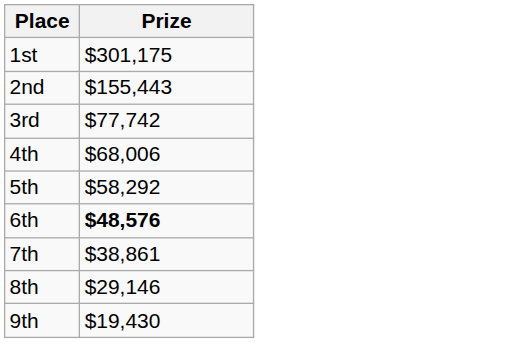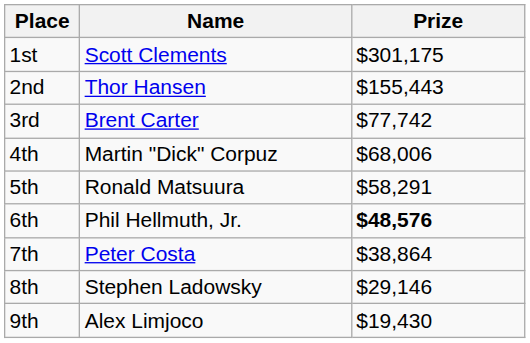+ column: (216, 21)
(123, 187) $58,292 -> (394, 187) $58,291
(123, 253) $38,861 -> (394, 253) $38,864
